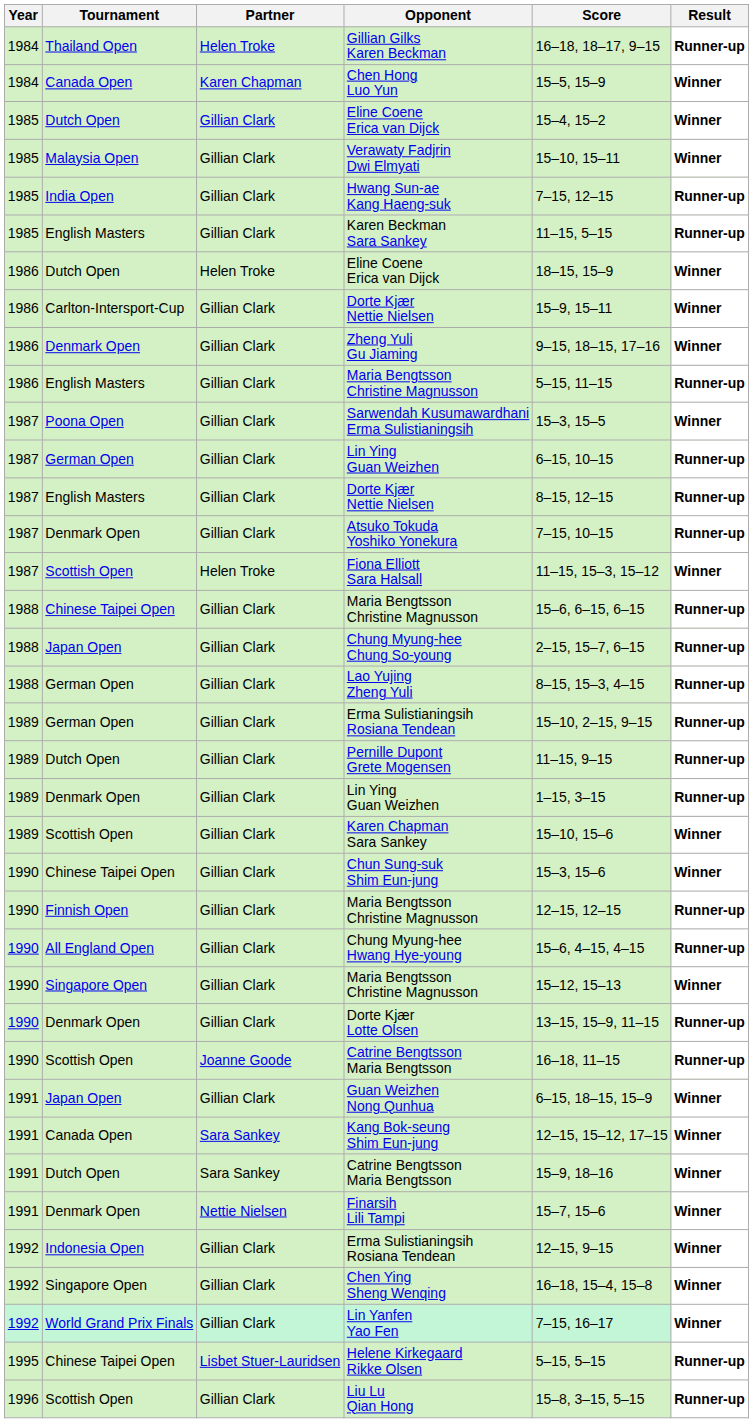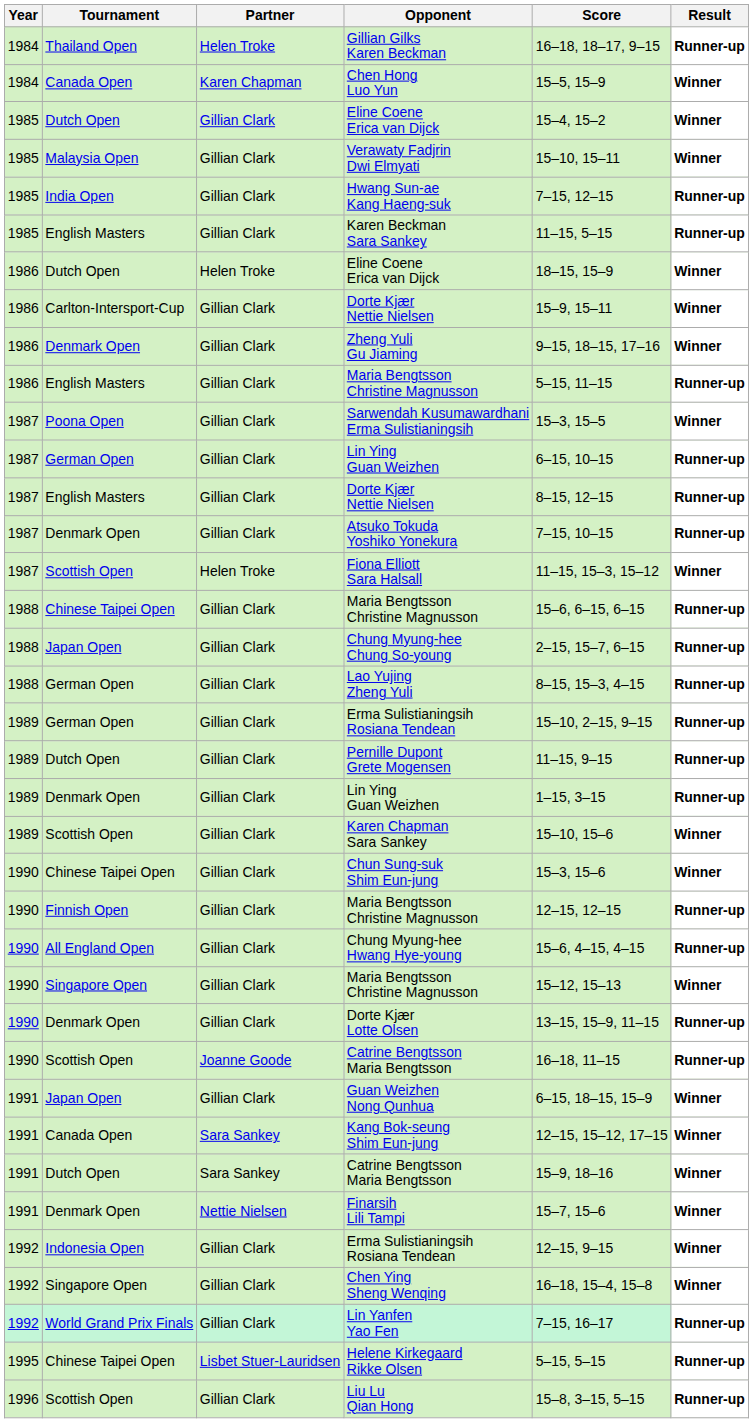(698, 1324) Winner -> (710, 1324) Runner-up
